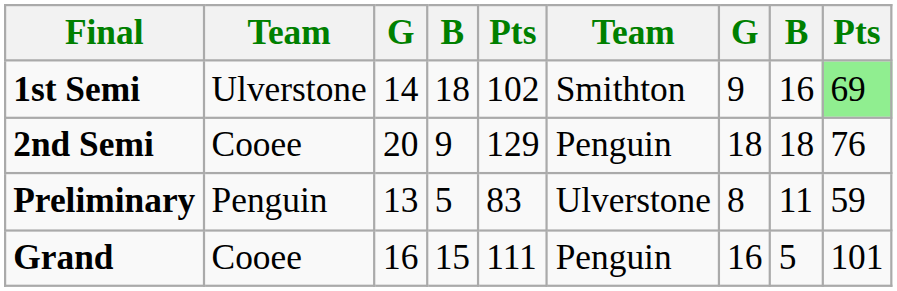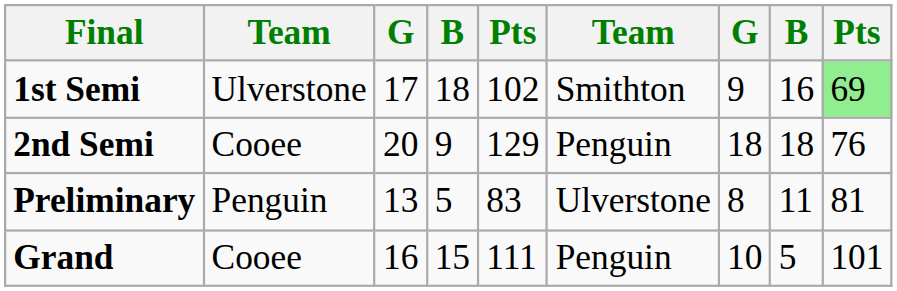(401, 88) 14 -> (401, 88) 17
(848, 200) 59 -> (848, 200) 81
(745, 256) 16 -> (745, 256) 10
